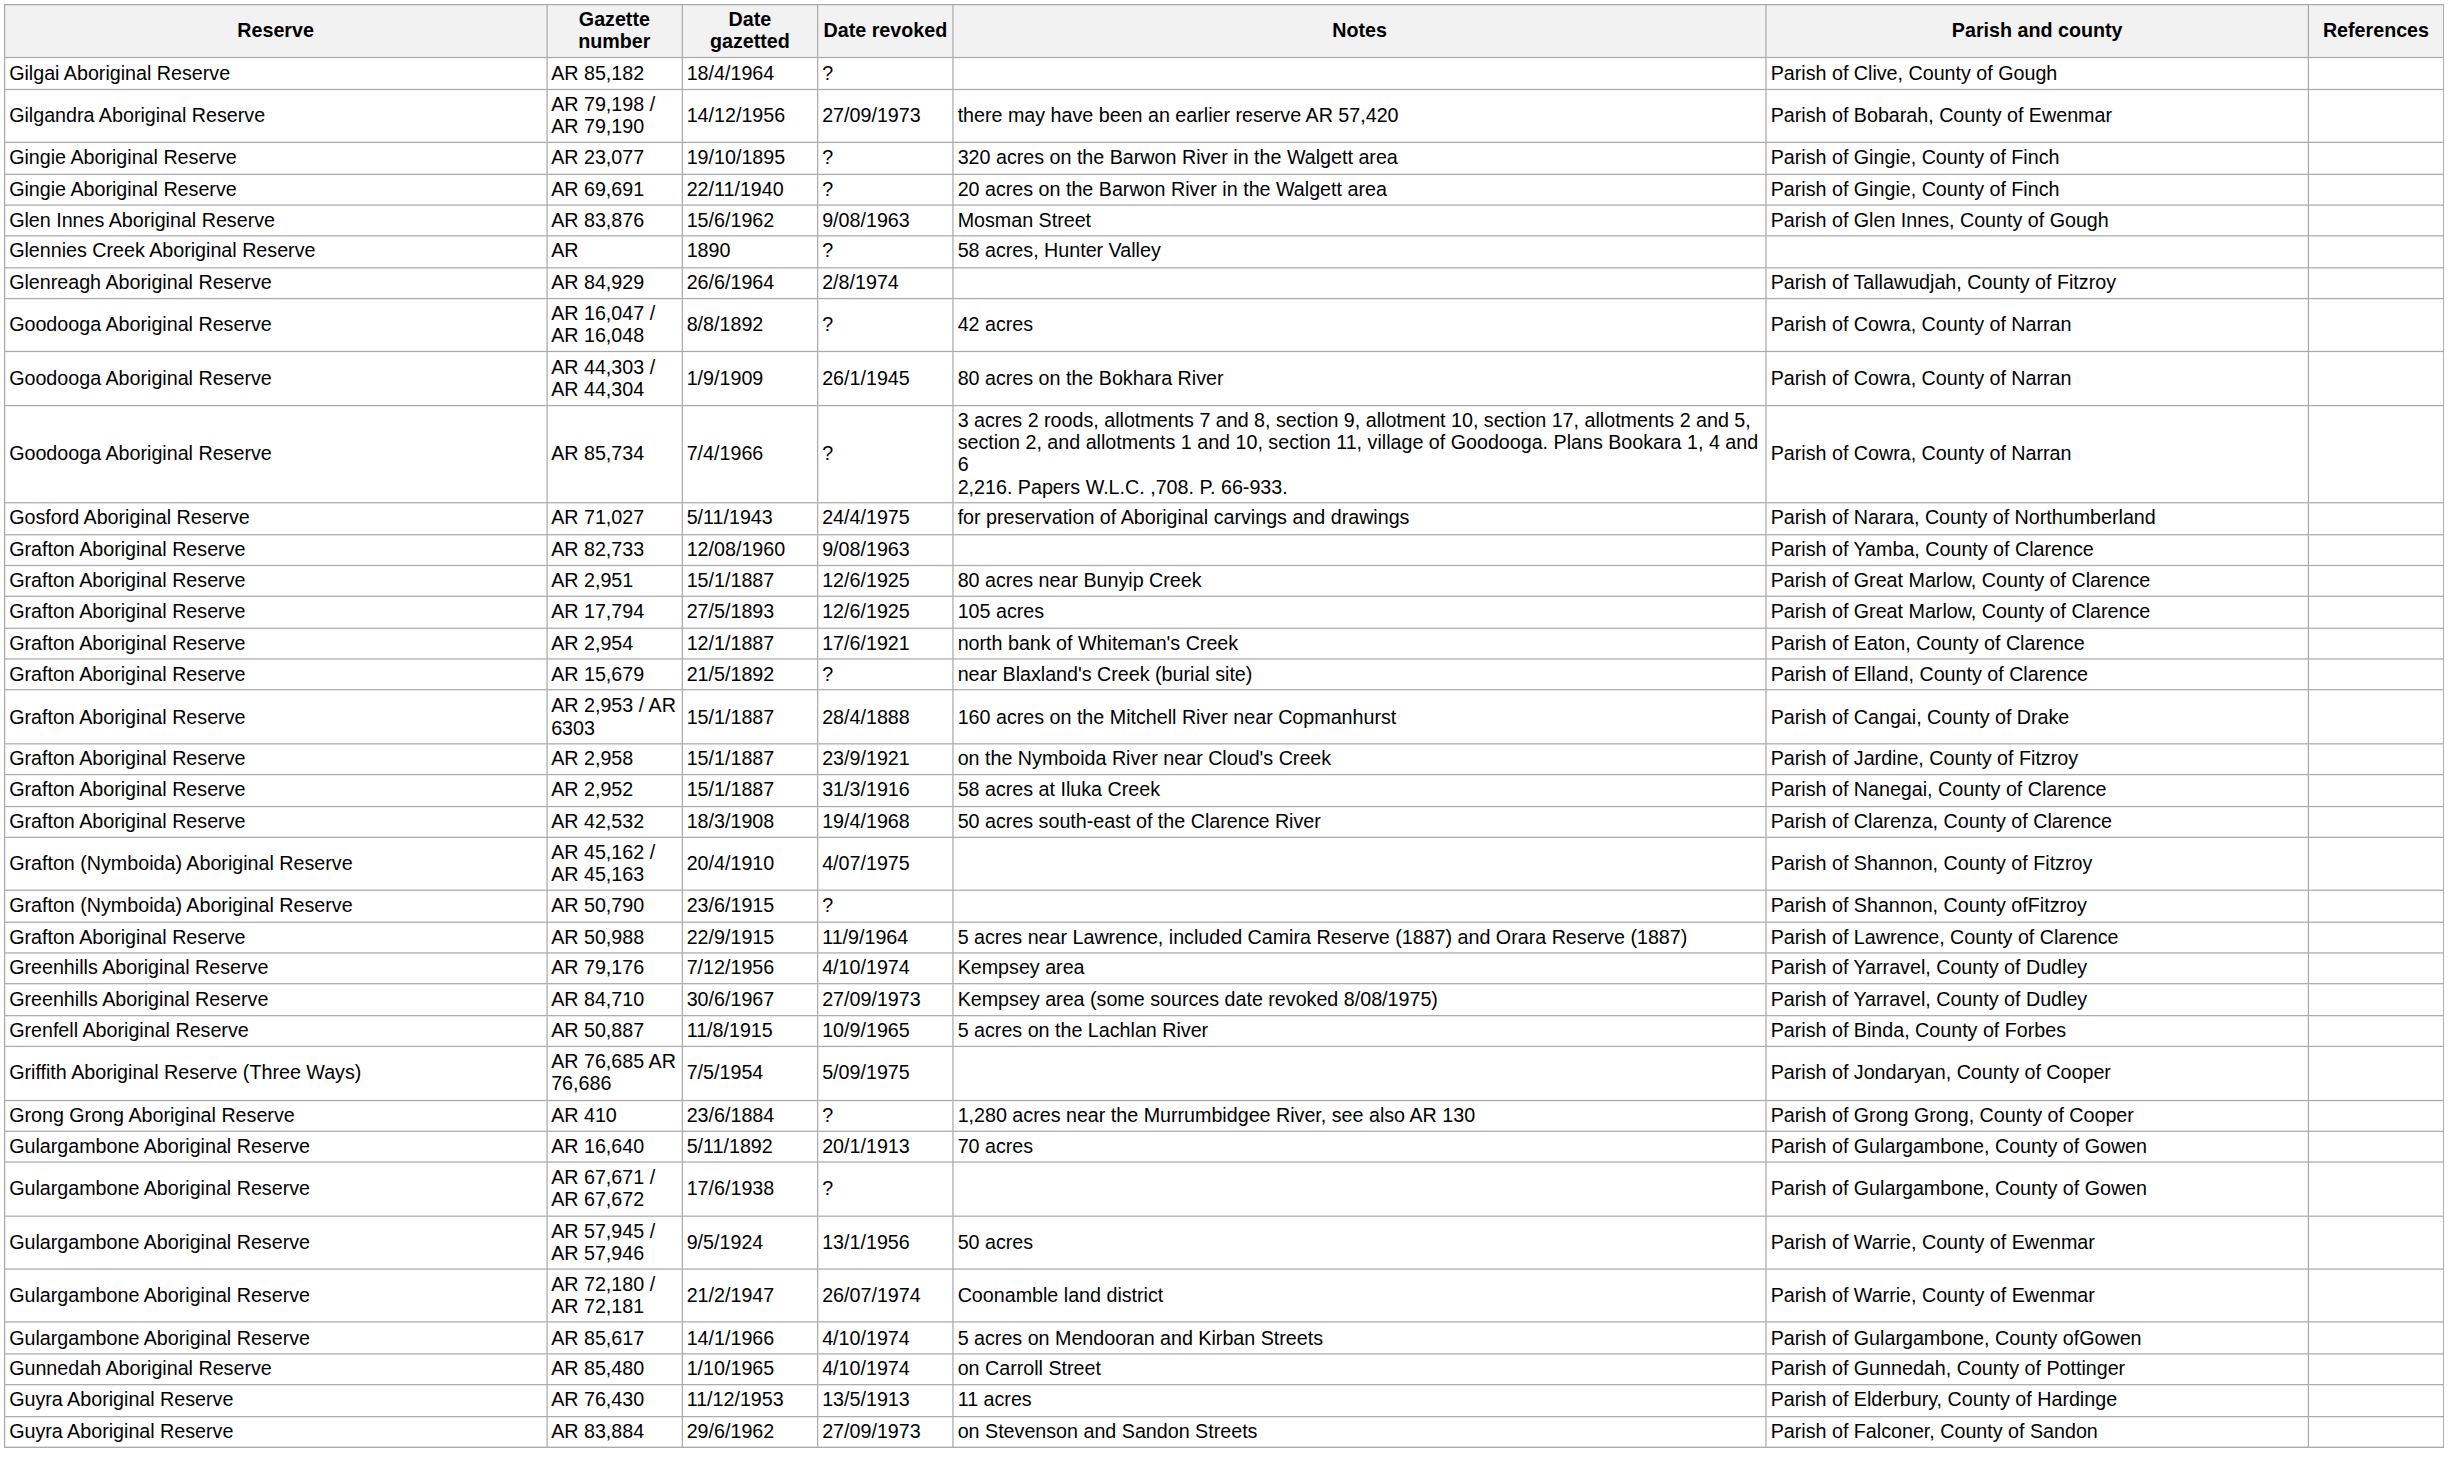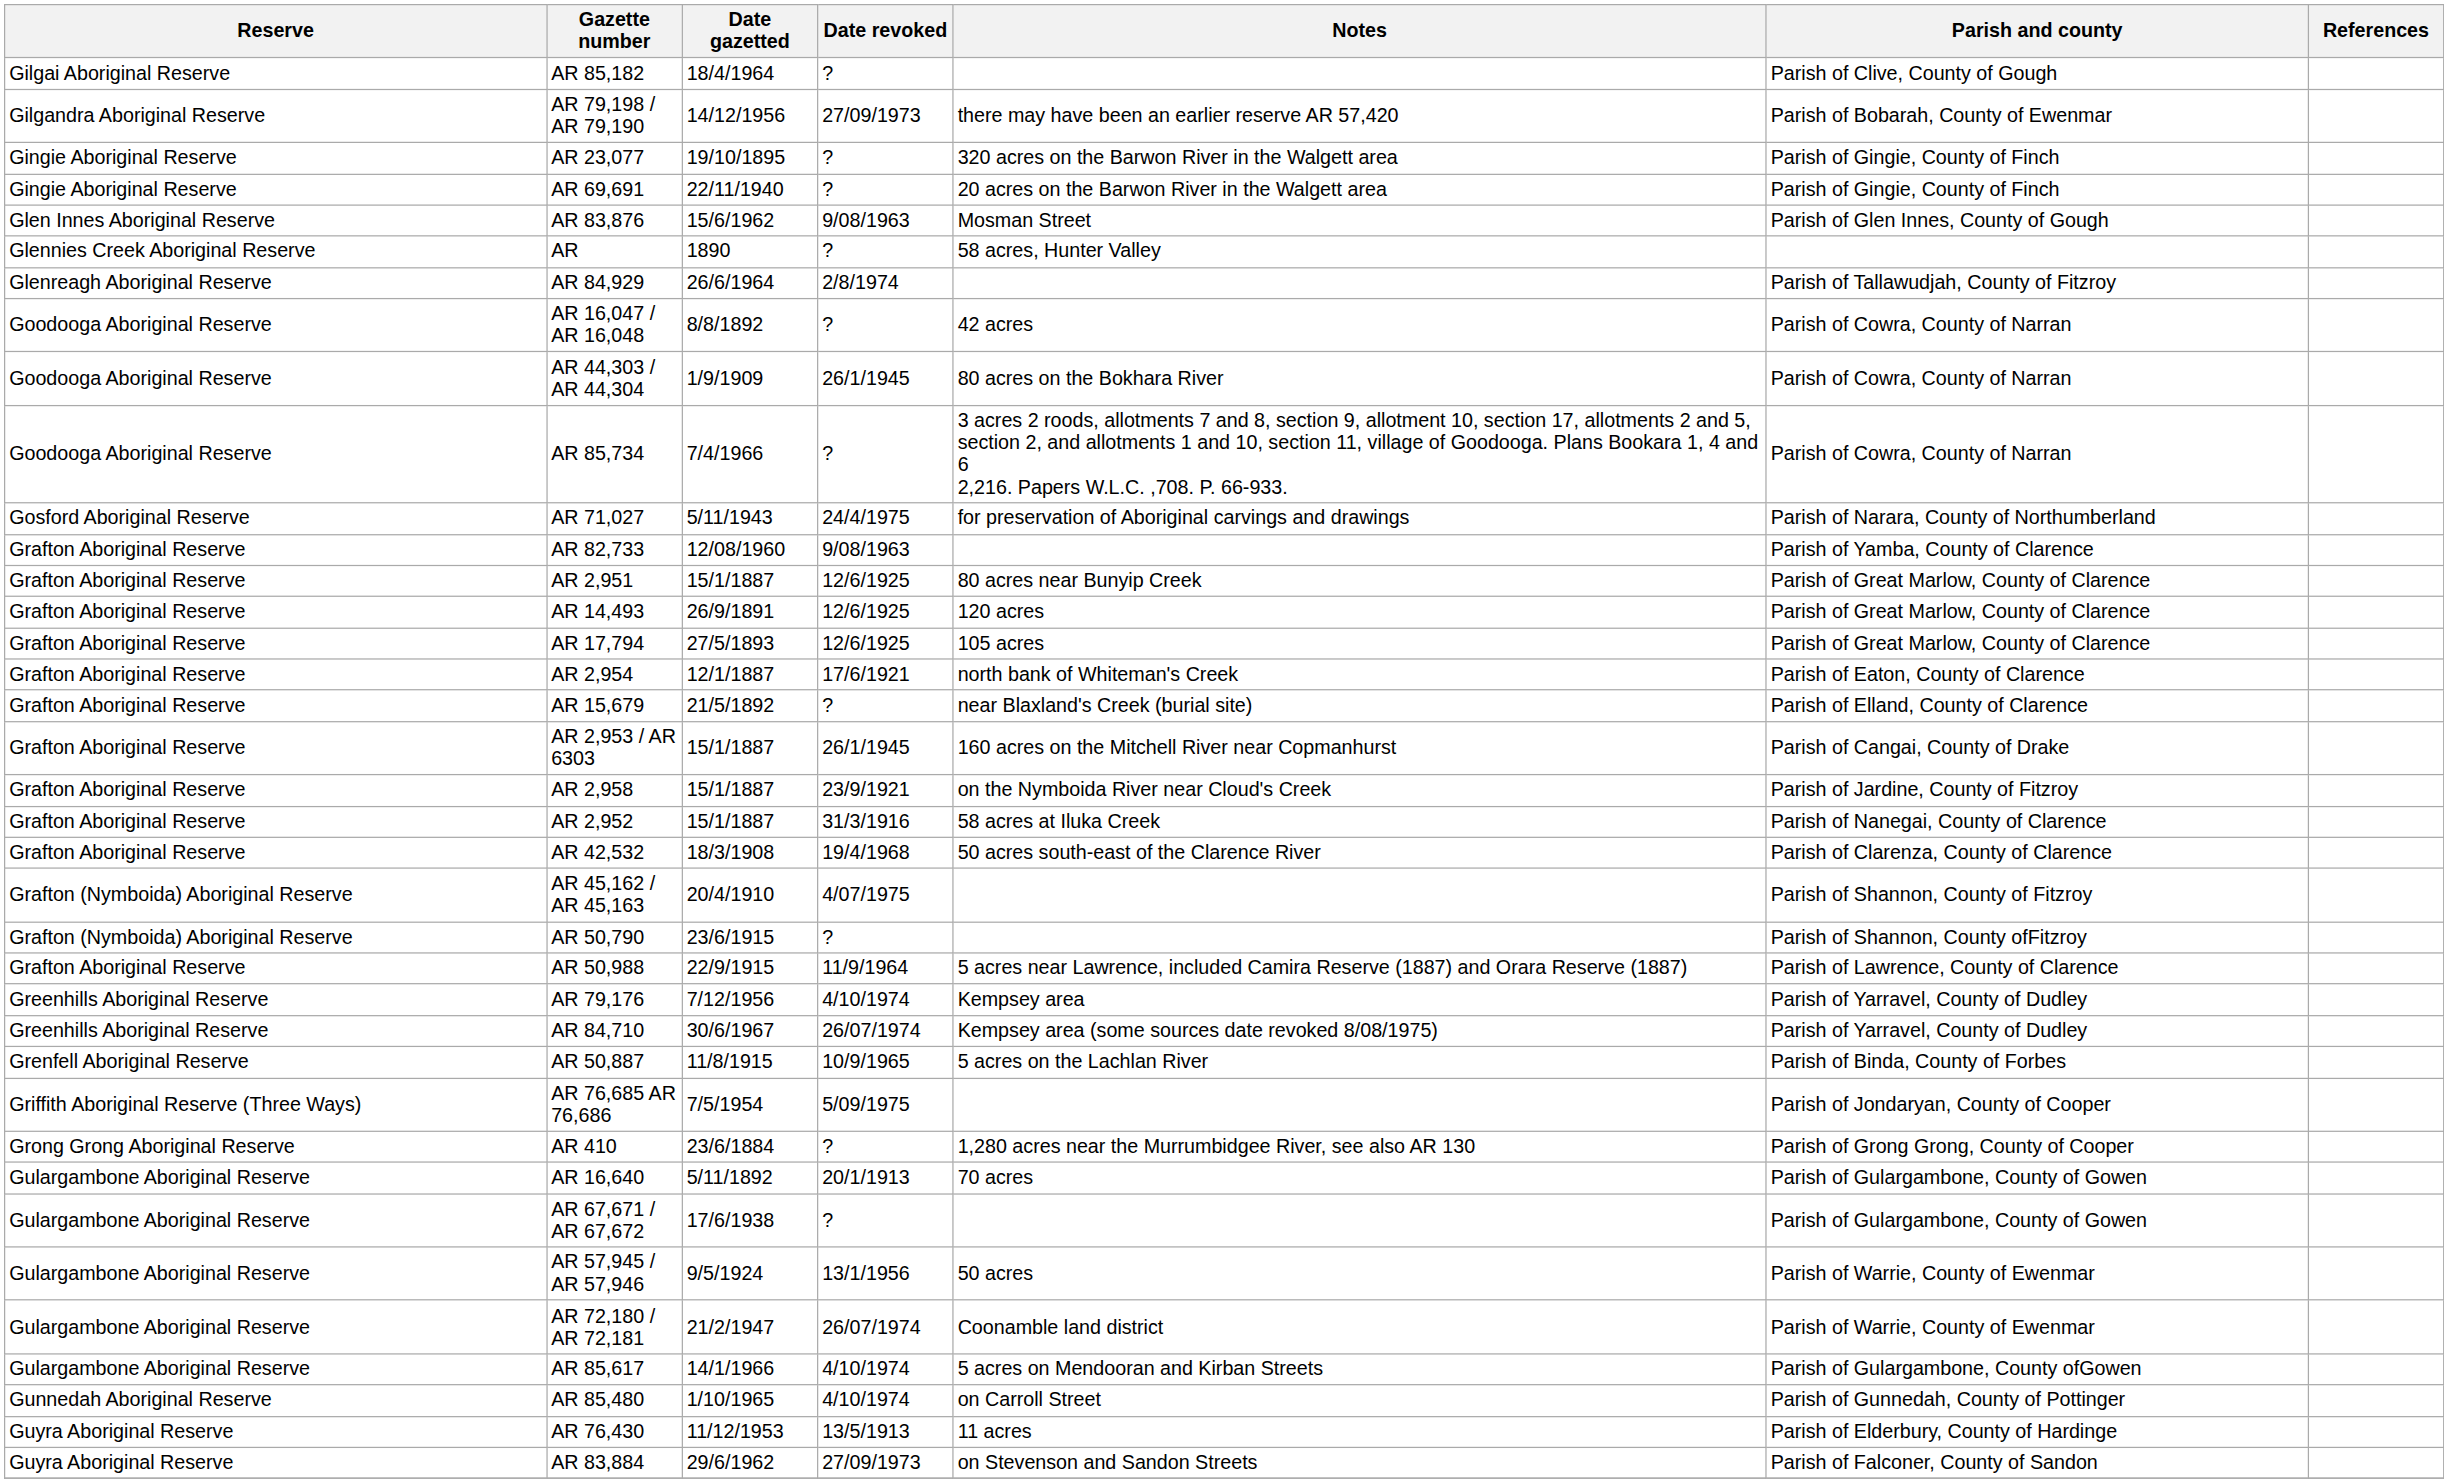+ row: (598, 612)
(866, 716) 28/4/1888 -> (866, 747) 26/1/1945
(871, 999) 27/09/1973 -> (871, 1030) 26/07/1974
